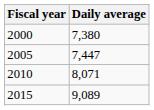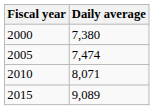(86, 54) 7,447 -> (86, 54) 7,474
